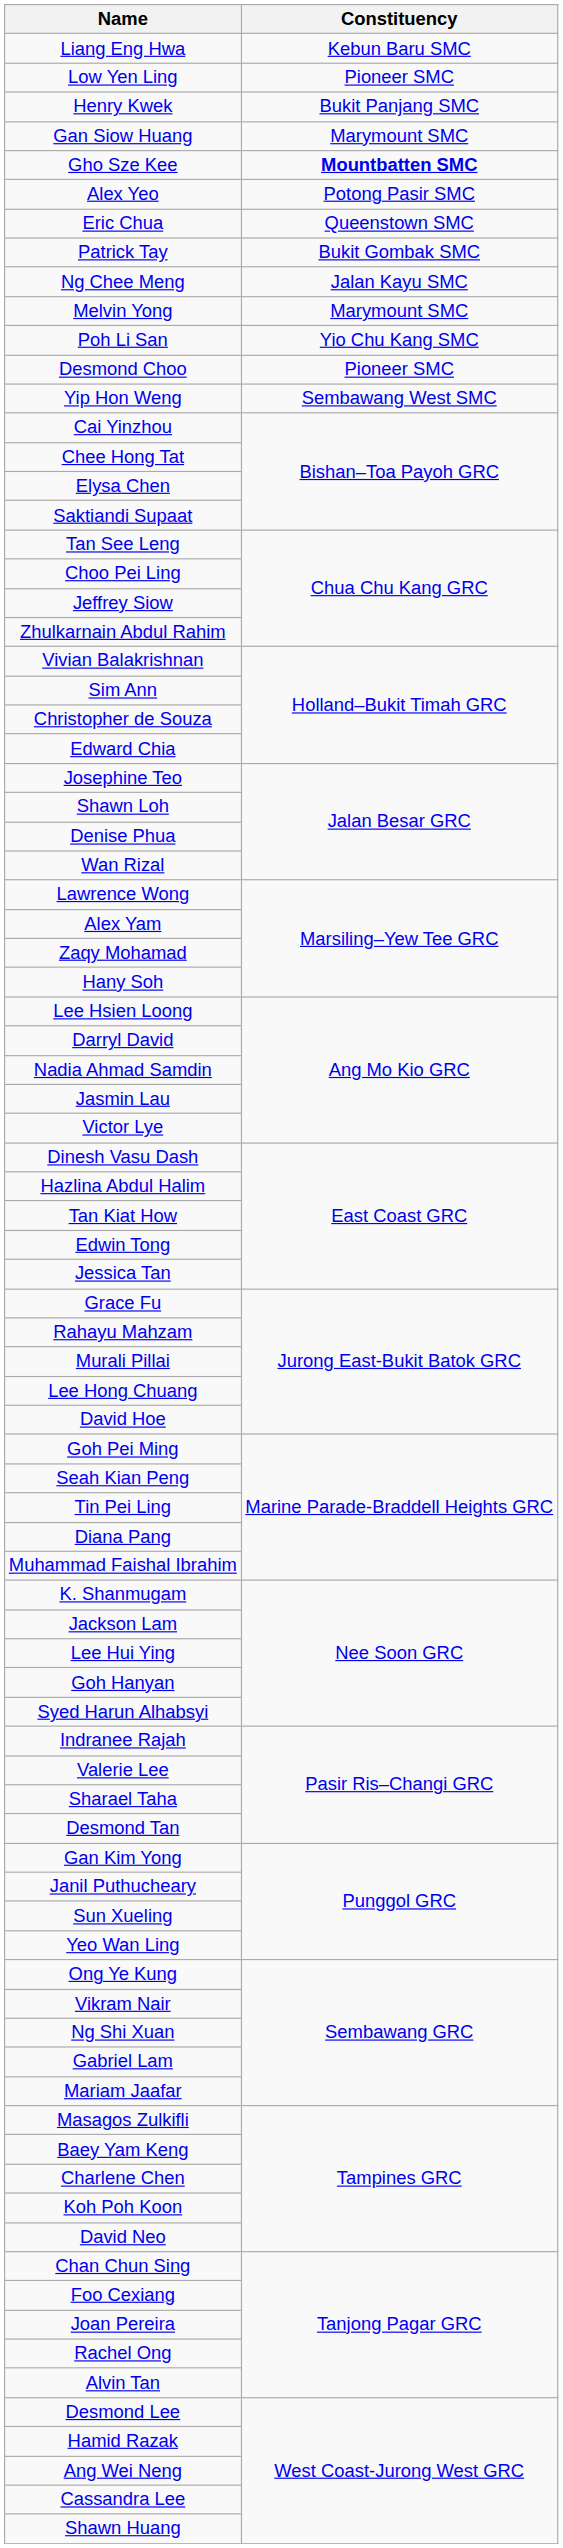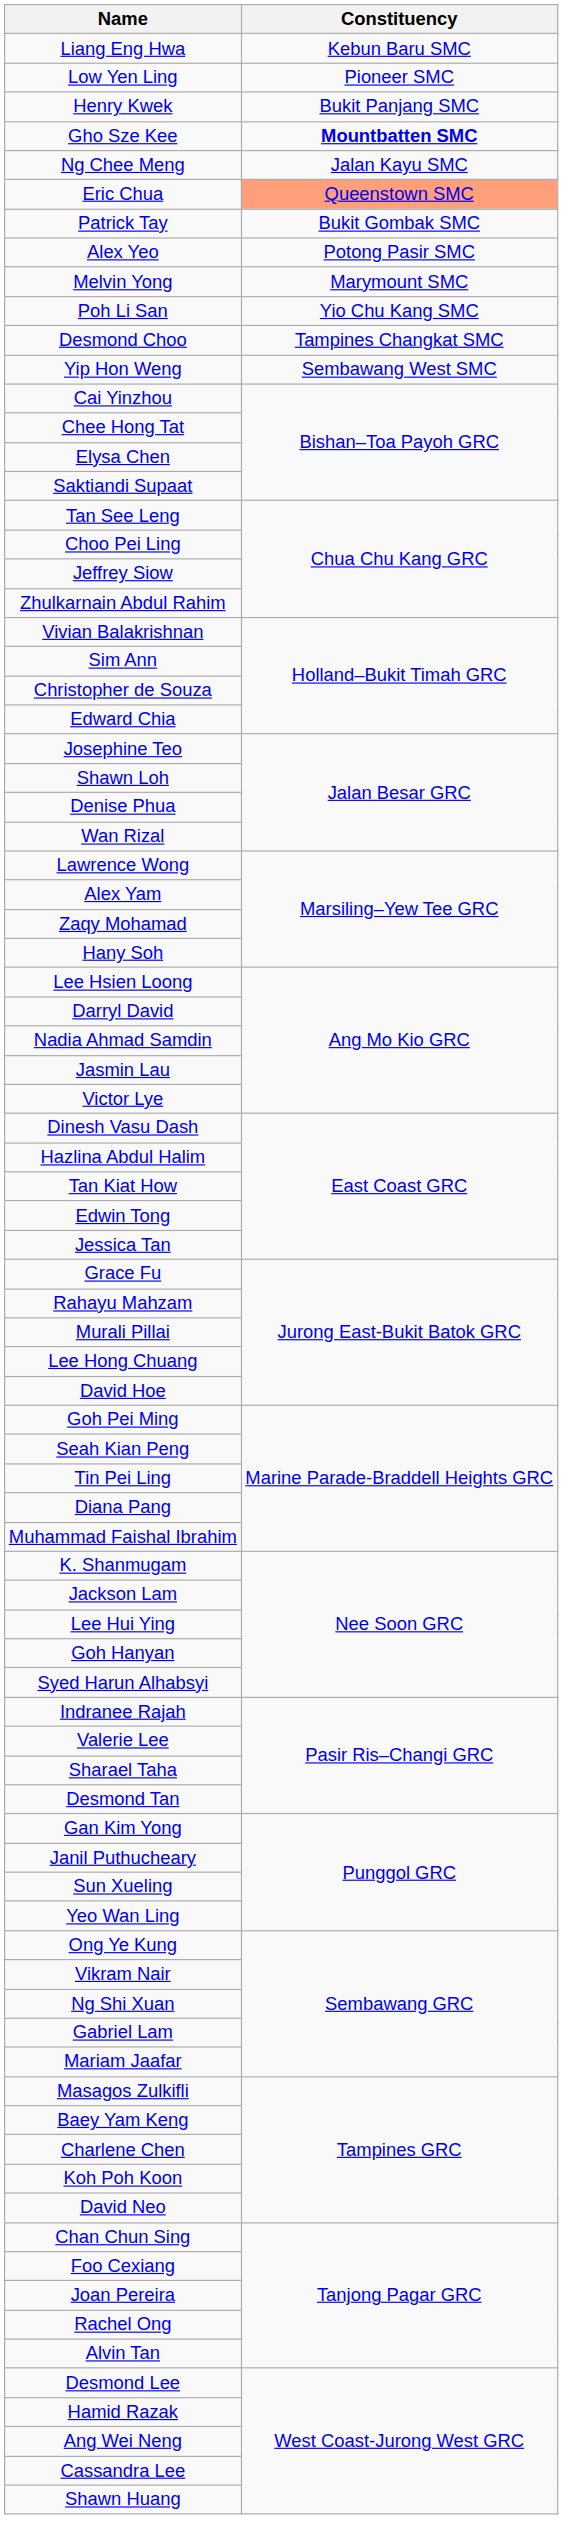- row: (123, 135)
rows swapped: (123, 281) <-> (123, 194)
(399, 223) no background -> (399, 194) lightsalmon background
(399, 369) Pioneer SMC -> (399, 340) Tampines Changkat SMC
